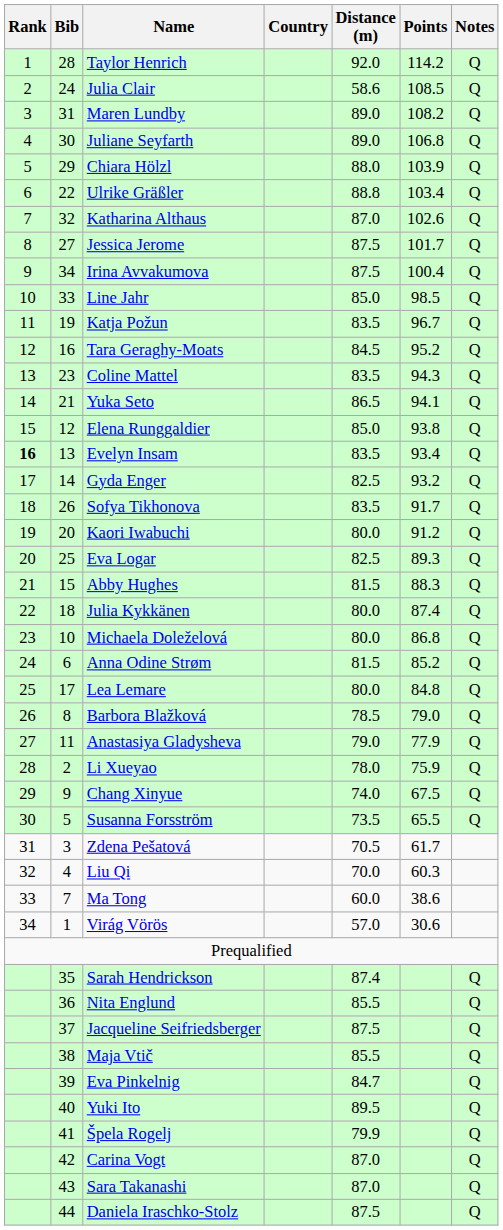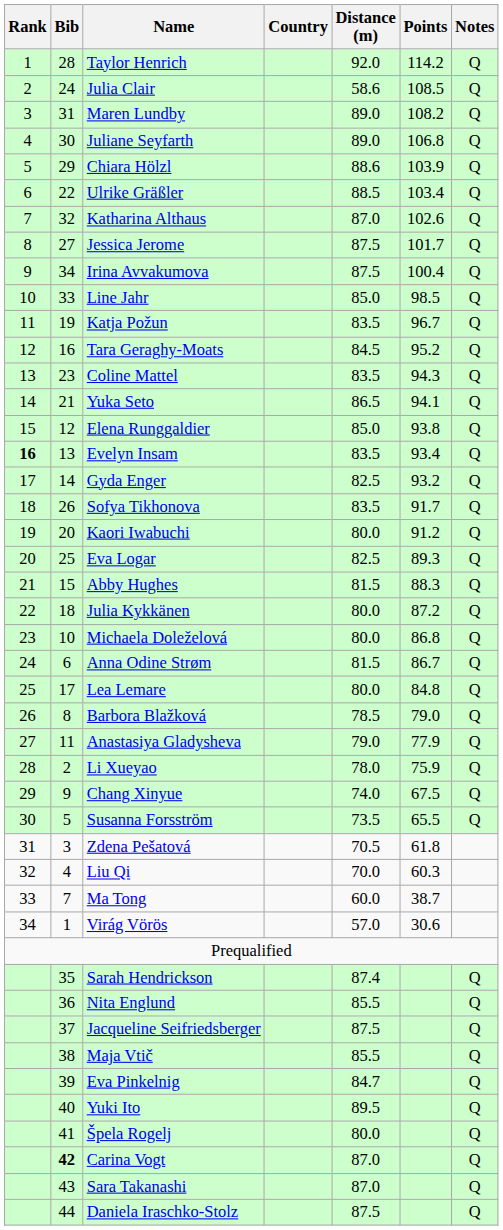(366, 166) 88.0 -> (366, 166) 88.6
(366, 192) 88.8 -> (366, 192) 88.5
(425, 611) 87.4 -> (425, 611) 87.2
(425, 663) 85.2 -> (425, 663) 86.7
(425, 846) 61.7 -> (425, 846) 61.8
(425, 898) 38.6 -> (425, 898) 38.7
(366, 1133) 79.9 -> (366, 1133) 80.0
(67, 1159) normal -> (67, 1159) bold
